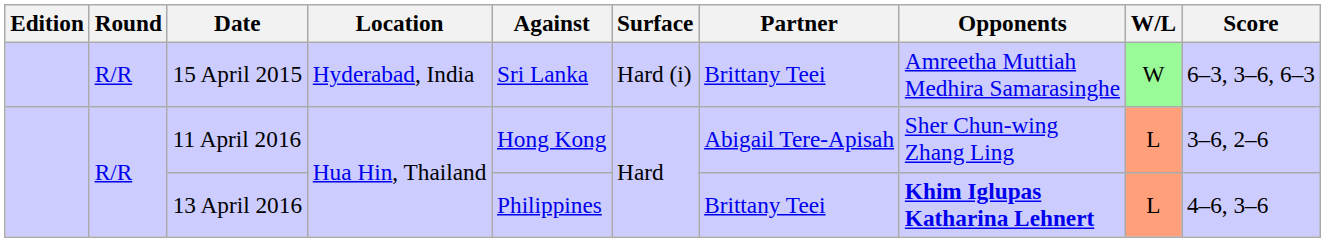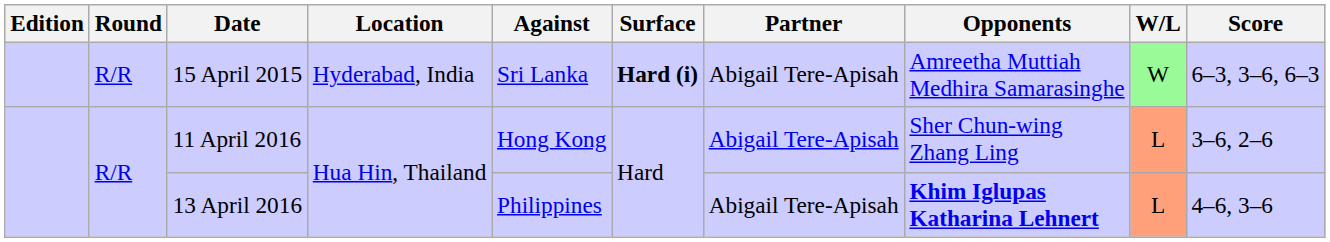(654, 74) normal -> (658, 74) bold
(765, 74) Brittany Teei -> (804, 74) Abigail Tere-Apisah
(765, 203) Brittany Teei -> (804, 203) Abigail Tere-Apisah
